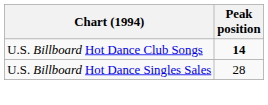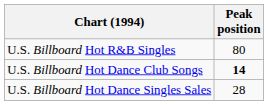+ row: (91, 49)
